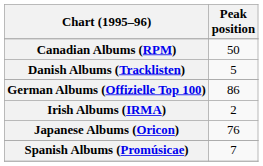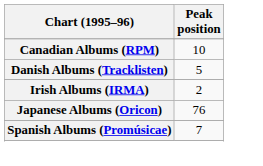(233, 49) 50 -> (199, 49) 10
- row: (107, 89)
